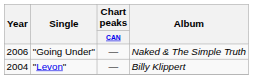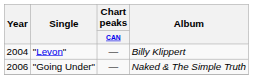rows swapped: (50, 67) <-> (64, 51)
